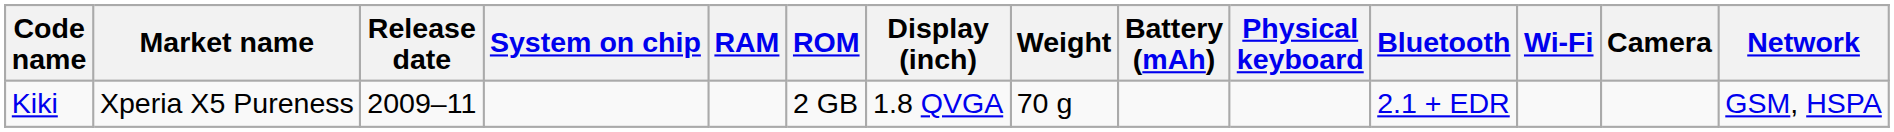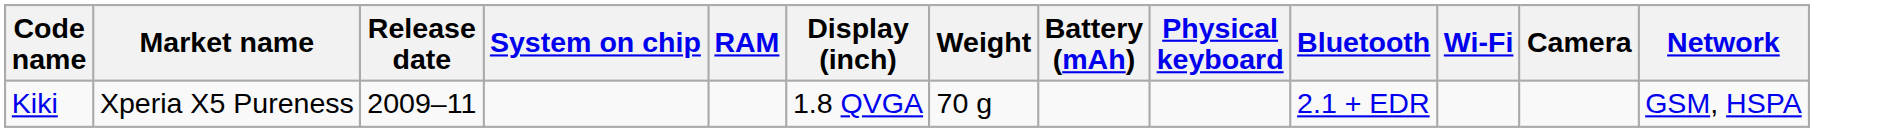- column: (826, 43)
